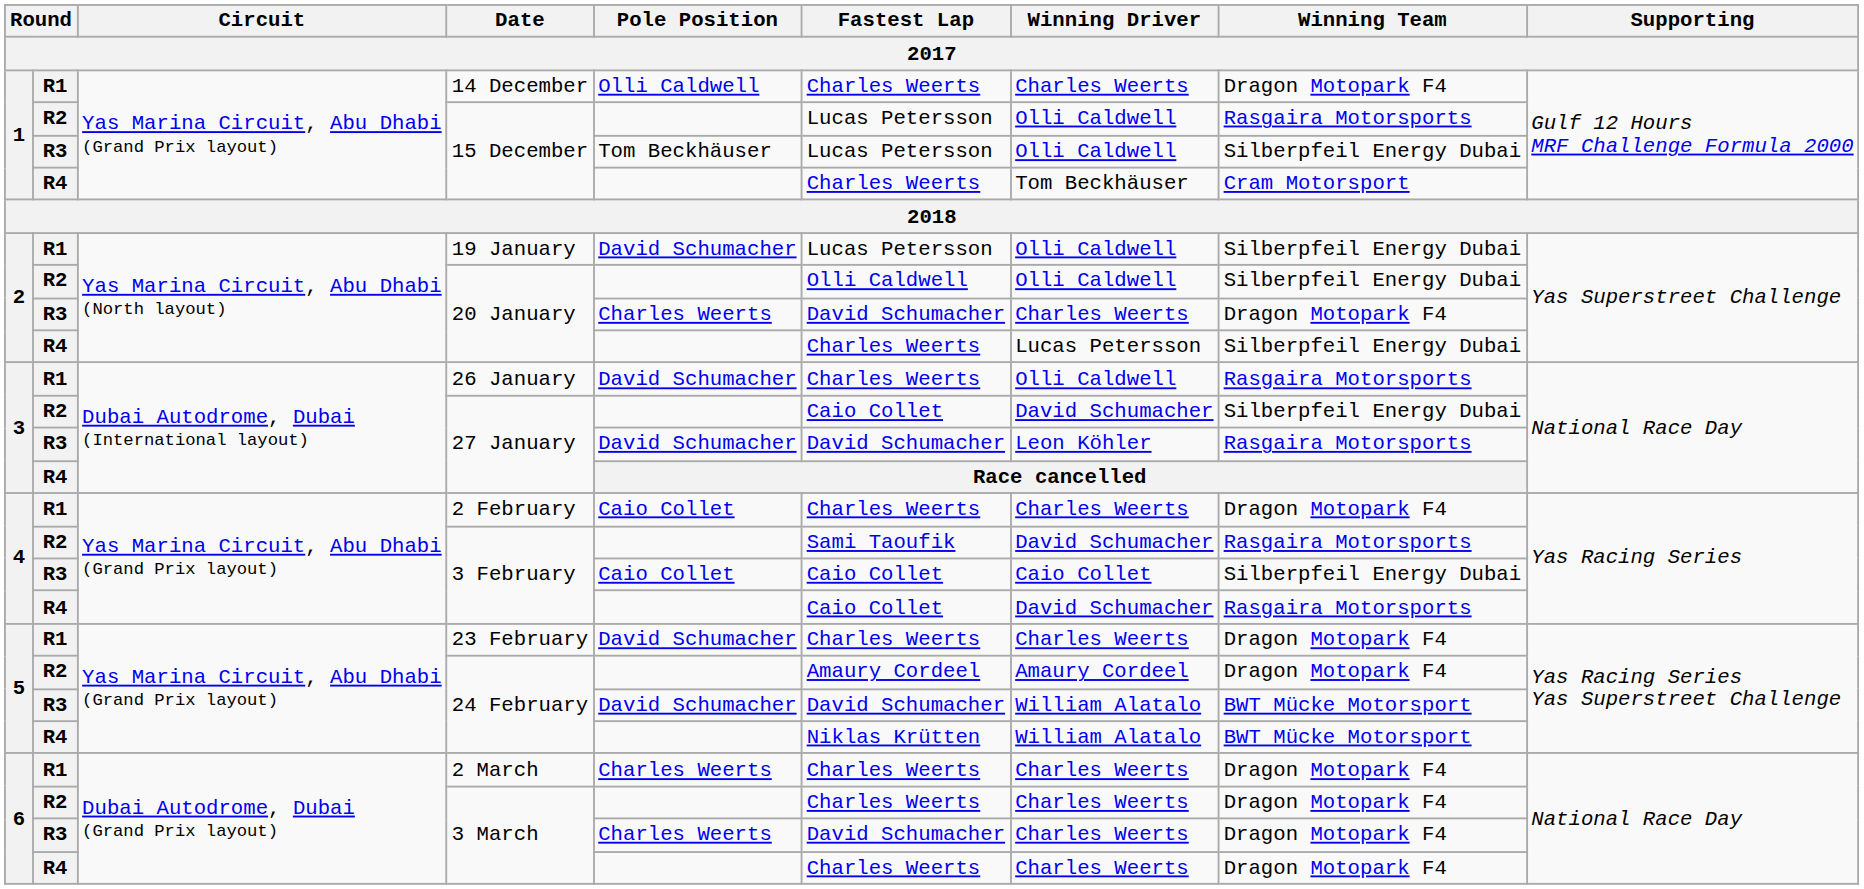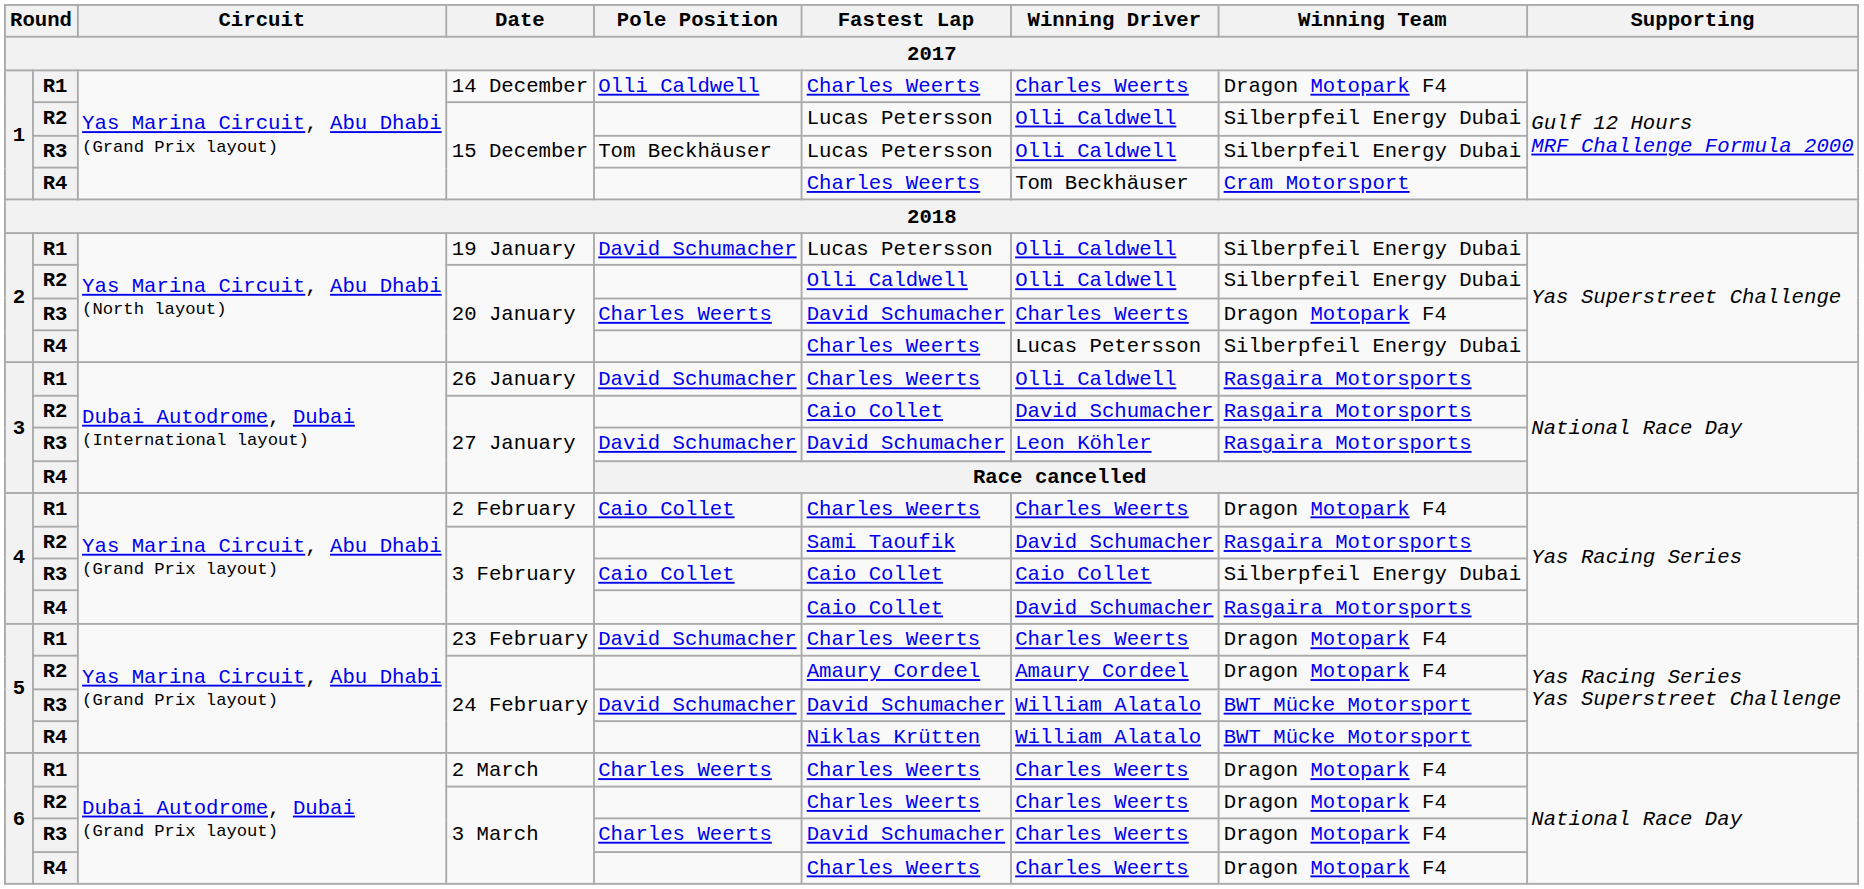(1348, 119) Rasgaira Motorsports -> (1372, 119) Silberpfeil Energy Dubai
(1372, 412) Silberpfeil Energy Dubai -> (1348, 412) Rasgaira Motorsports
